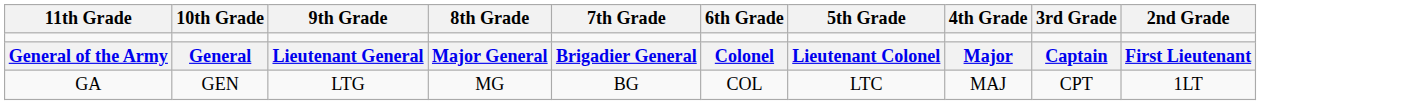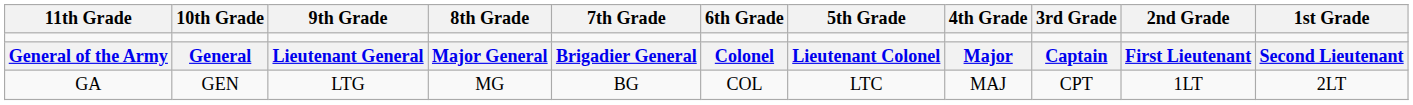+ column: (1332, 18)
